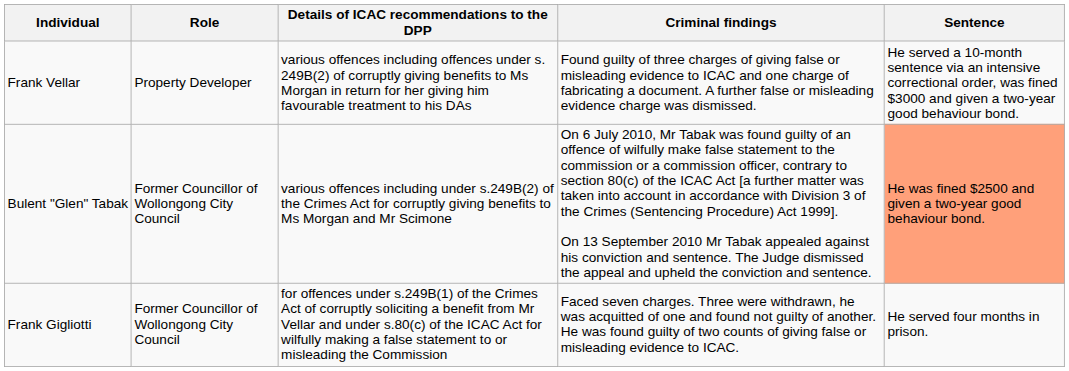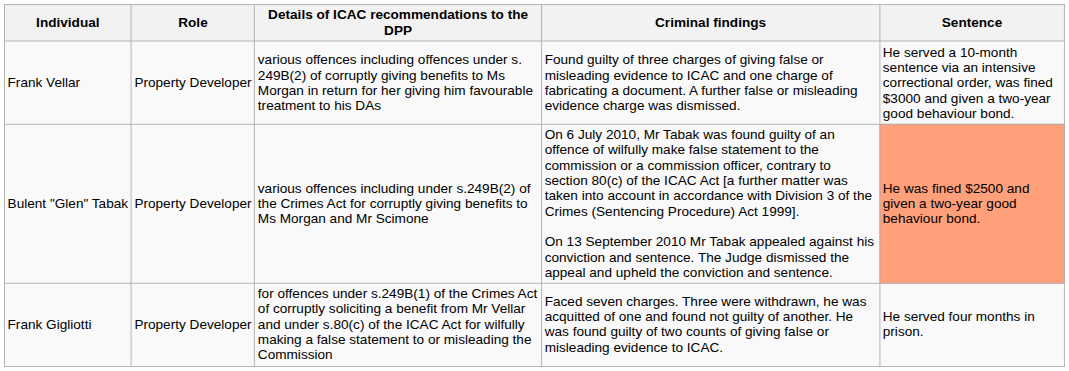(196, 203) Former Councillor of Wollongong City Council -> (193, 203) Property Developer
(196, 324) Former Councillor of Wollongong City Council -> (193, 324) Property Developer
